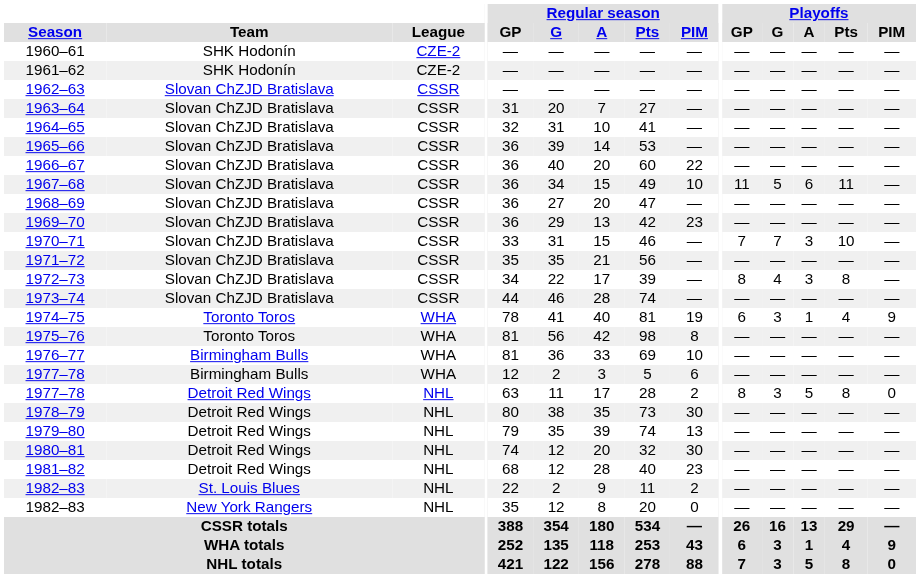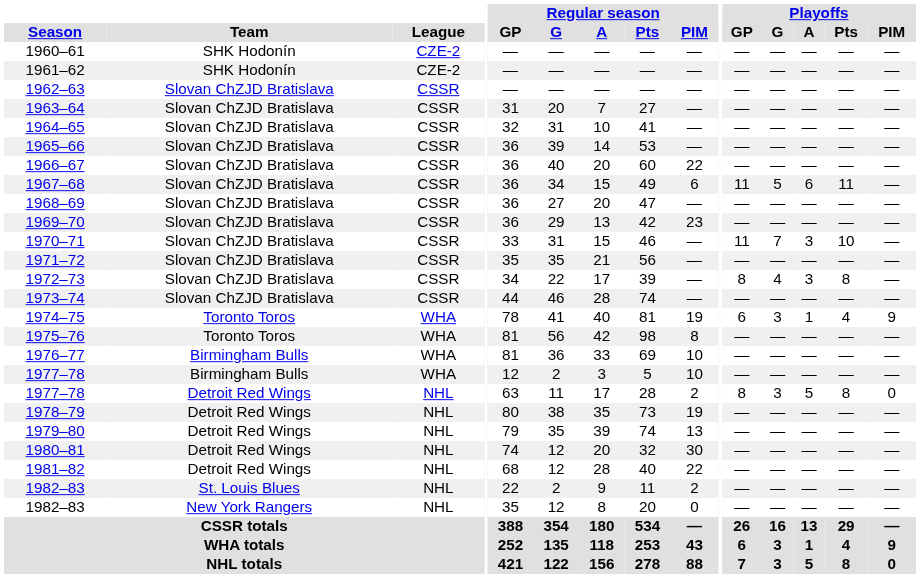(694, 184) 10 -> (694, 184) 6
(742, 241) 7 -> (742, 241) 11
(694, 374) 6 -> (694, 374) 10
(694, 412) 30 -> (694, 412) 19
(694, 469) 23 -> (694, 469) 22
